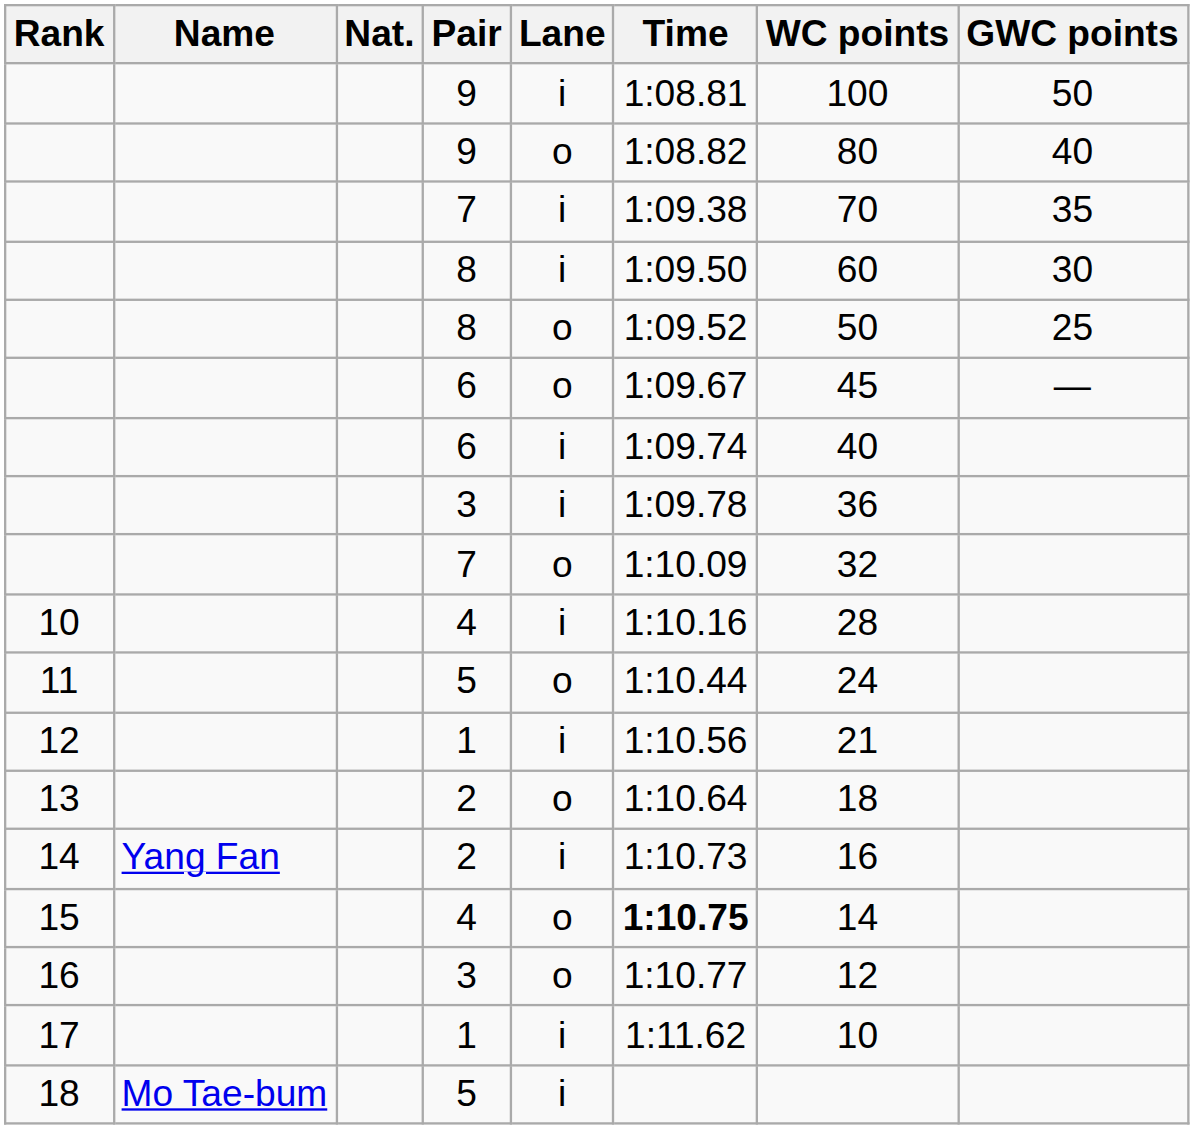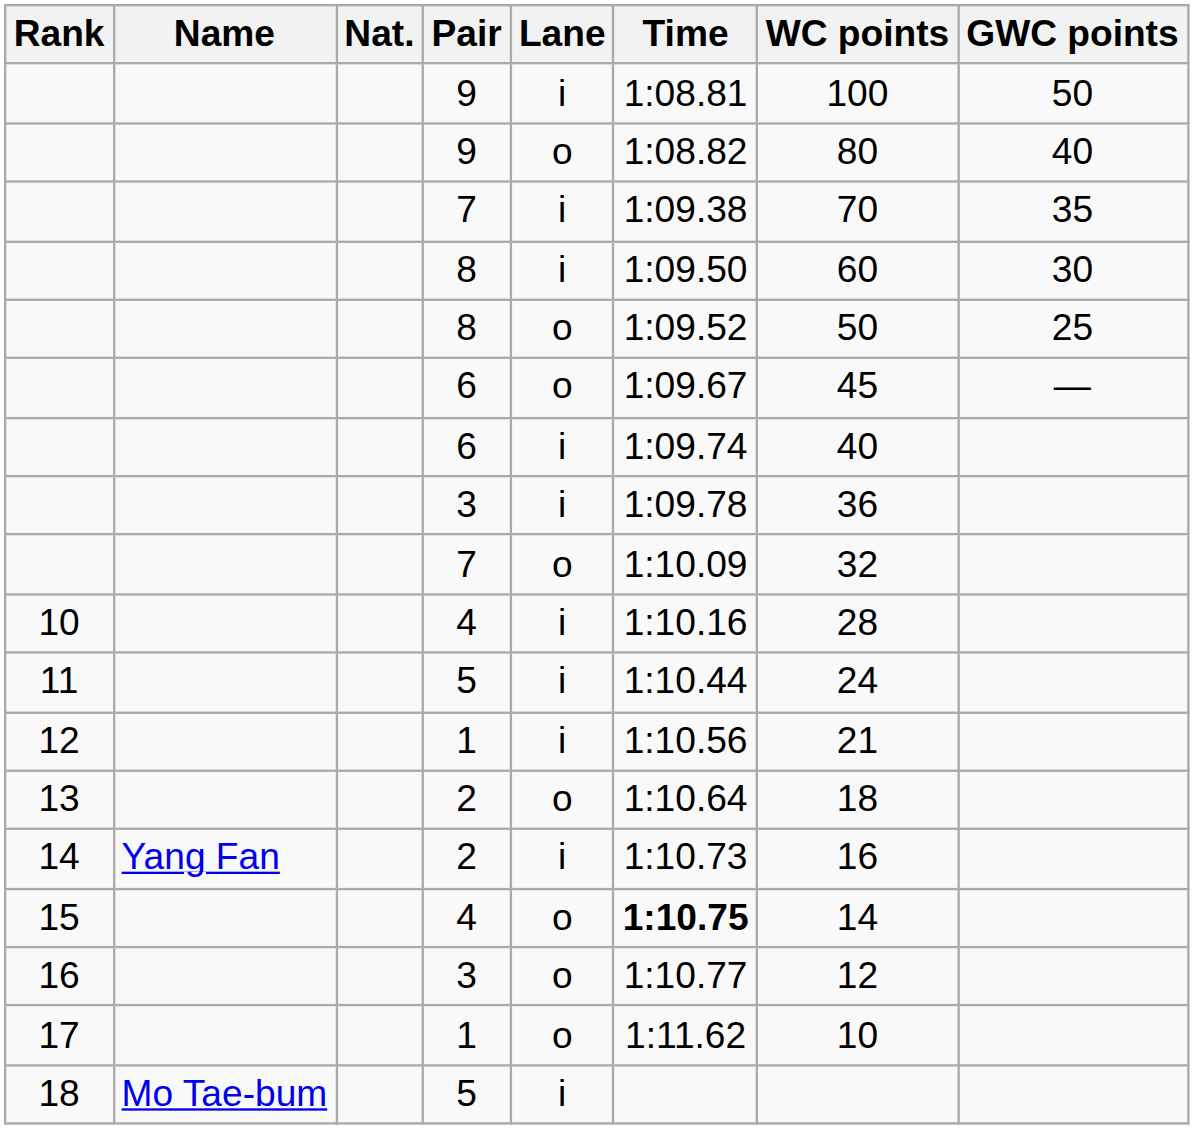(562, 681) o -> (562, 681) i
(562, 1034) i -> (562, 1034) o
